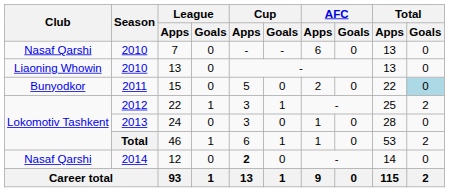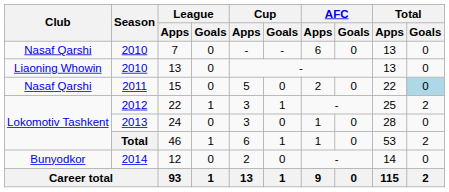(58, 87) Bunyodkor -> (58, 87) Nasaf Qarshi
(58, 159) Nasaf Qarshi -> (58, 159) Bunyodkor
(246, 159) bold -> (246, 159) normal
